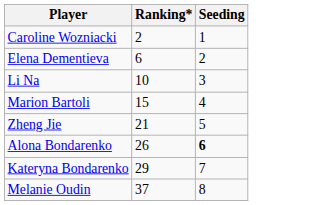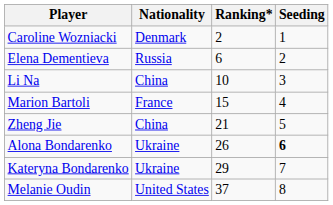+ column: (172, 15)
